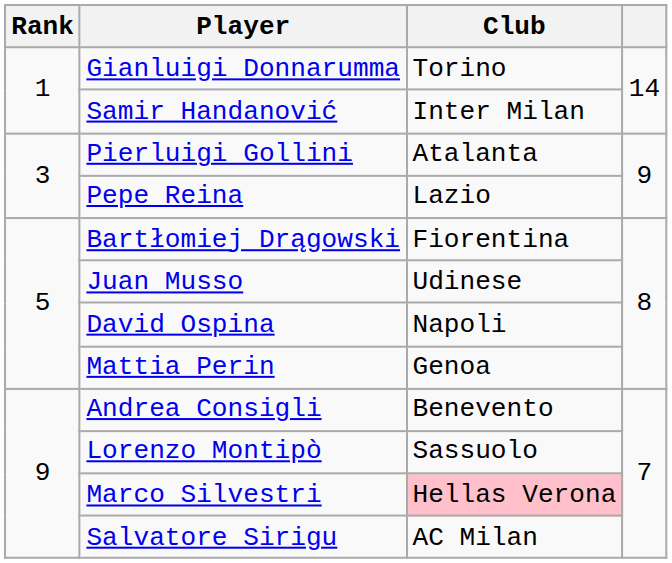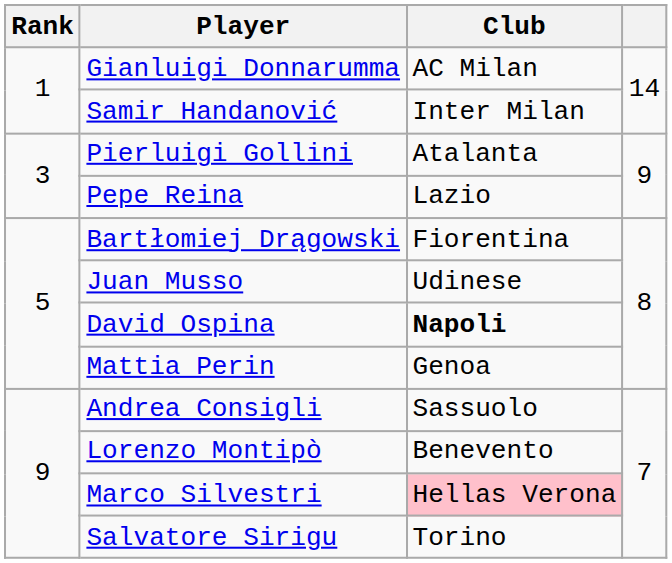(460, 69) Torino -> (475, 69) AC Milan
(460, 324) normal -> (460, 324) bold
(483, 410) Benevento -> (475, 410) Sassuolo
(475, 452) Sassuolo -> (483, 452) Benevento
(475, 537) AC Milan -> (460, 537) Torino
